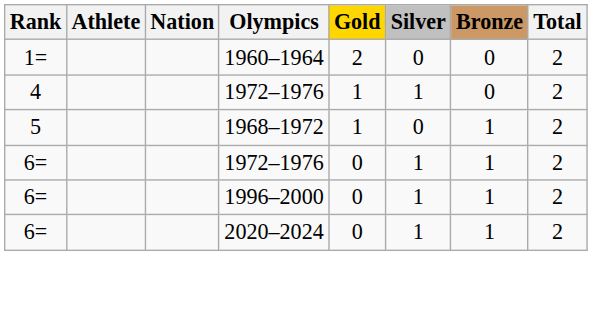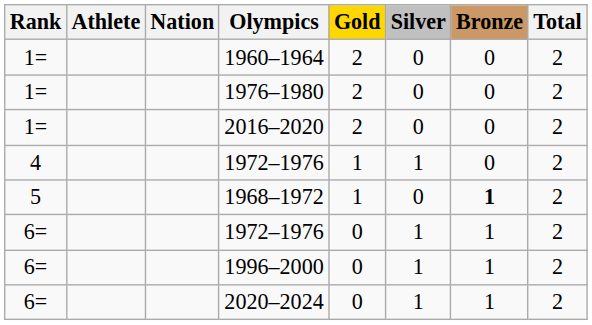+ row: (36, 92)
+ row: (36, 127)
(490, 127) normal -> (490, 197) bold
